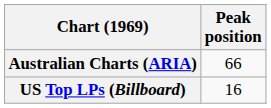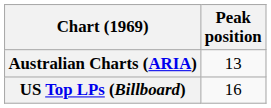(233, 63) 66 -> (233, 63) 13
